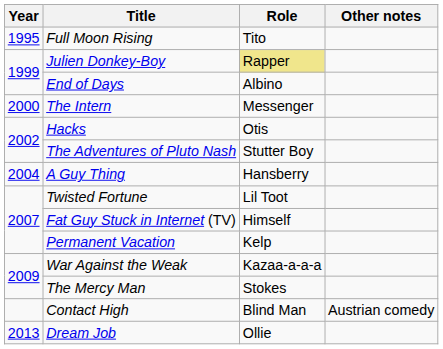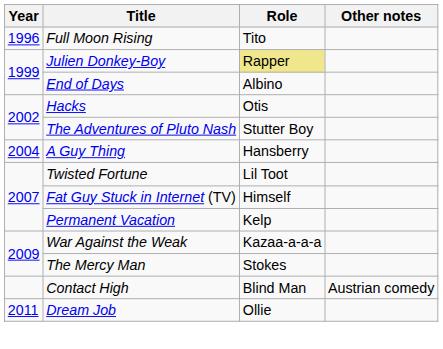(24, 39) 1995 -> (24, 39) 1996
- row: (79, 106)
(24, 333) 2013 -> (23, 310) 2011
